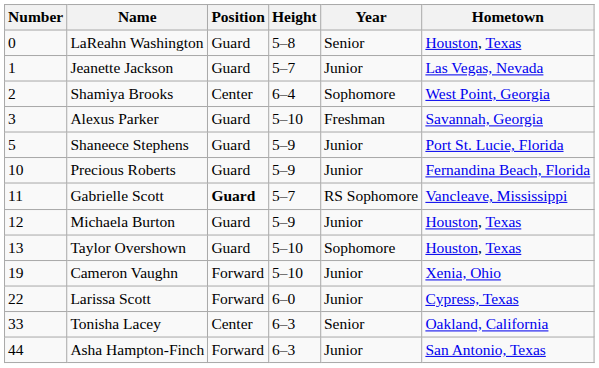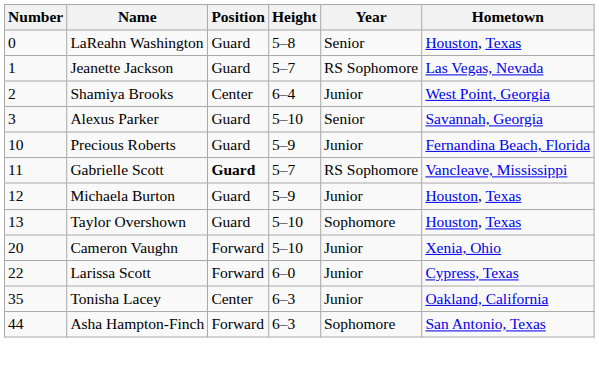(343, 68) Junior -> (371, 68) RS Sophomore
(360, 94) Sophomore -> (343, 94) Junior
(354, 119) Freshman -> (344, 119) Senior
- row: (130, 145)
(16, 273) 19 -> (16, 247) 20
(16, 324) 33 -> (16, 298) 35
(344, 324) Senior -> (343, 298) Junior
(343, 349) Junior -> (360, 324) Sophomore
